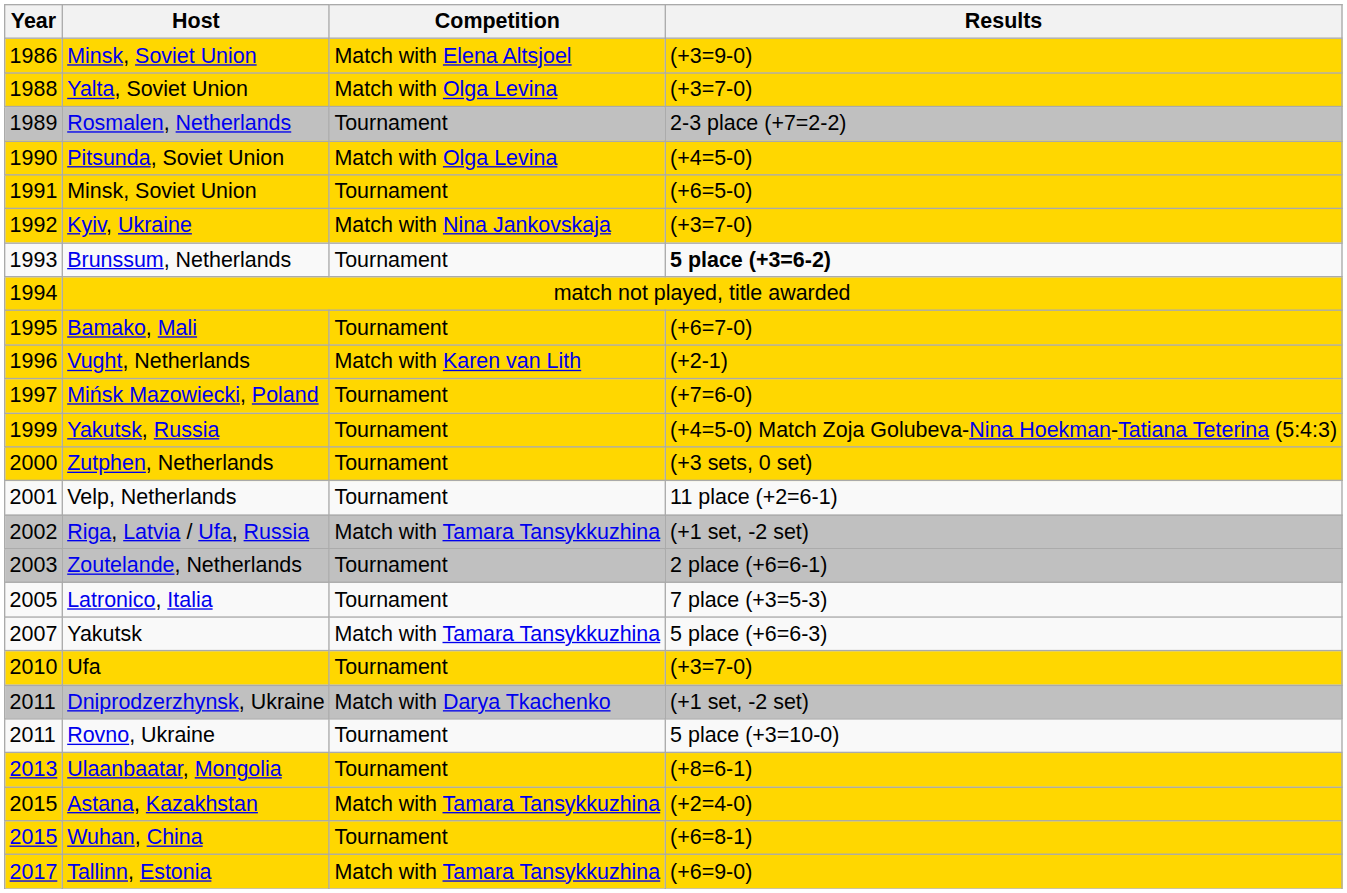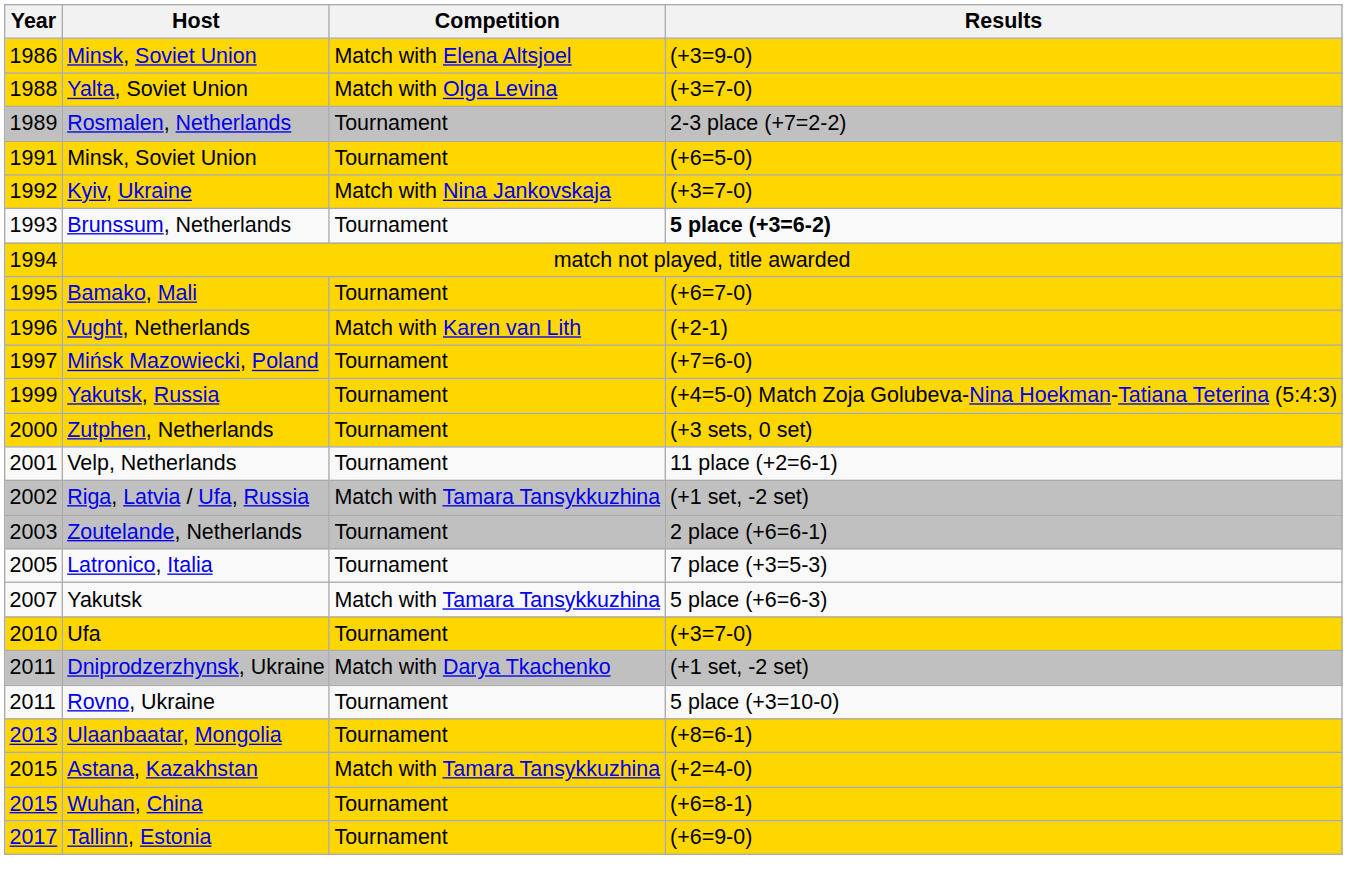- row: (33, 157)
(497, 871) Match with Tamara Tansykkuzhina -> (391, 837) Tournament
